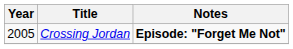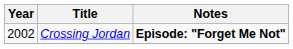(21, 33) 2005 -> (21, 33) 2002
